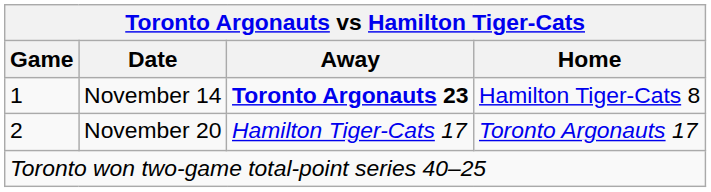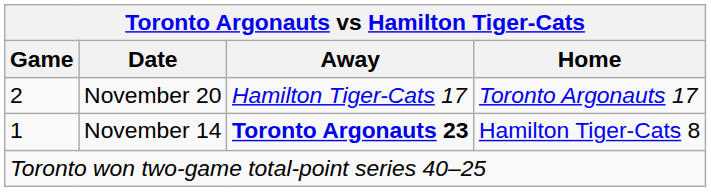rows swapped: (153, 95) <-> (153, 131)
